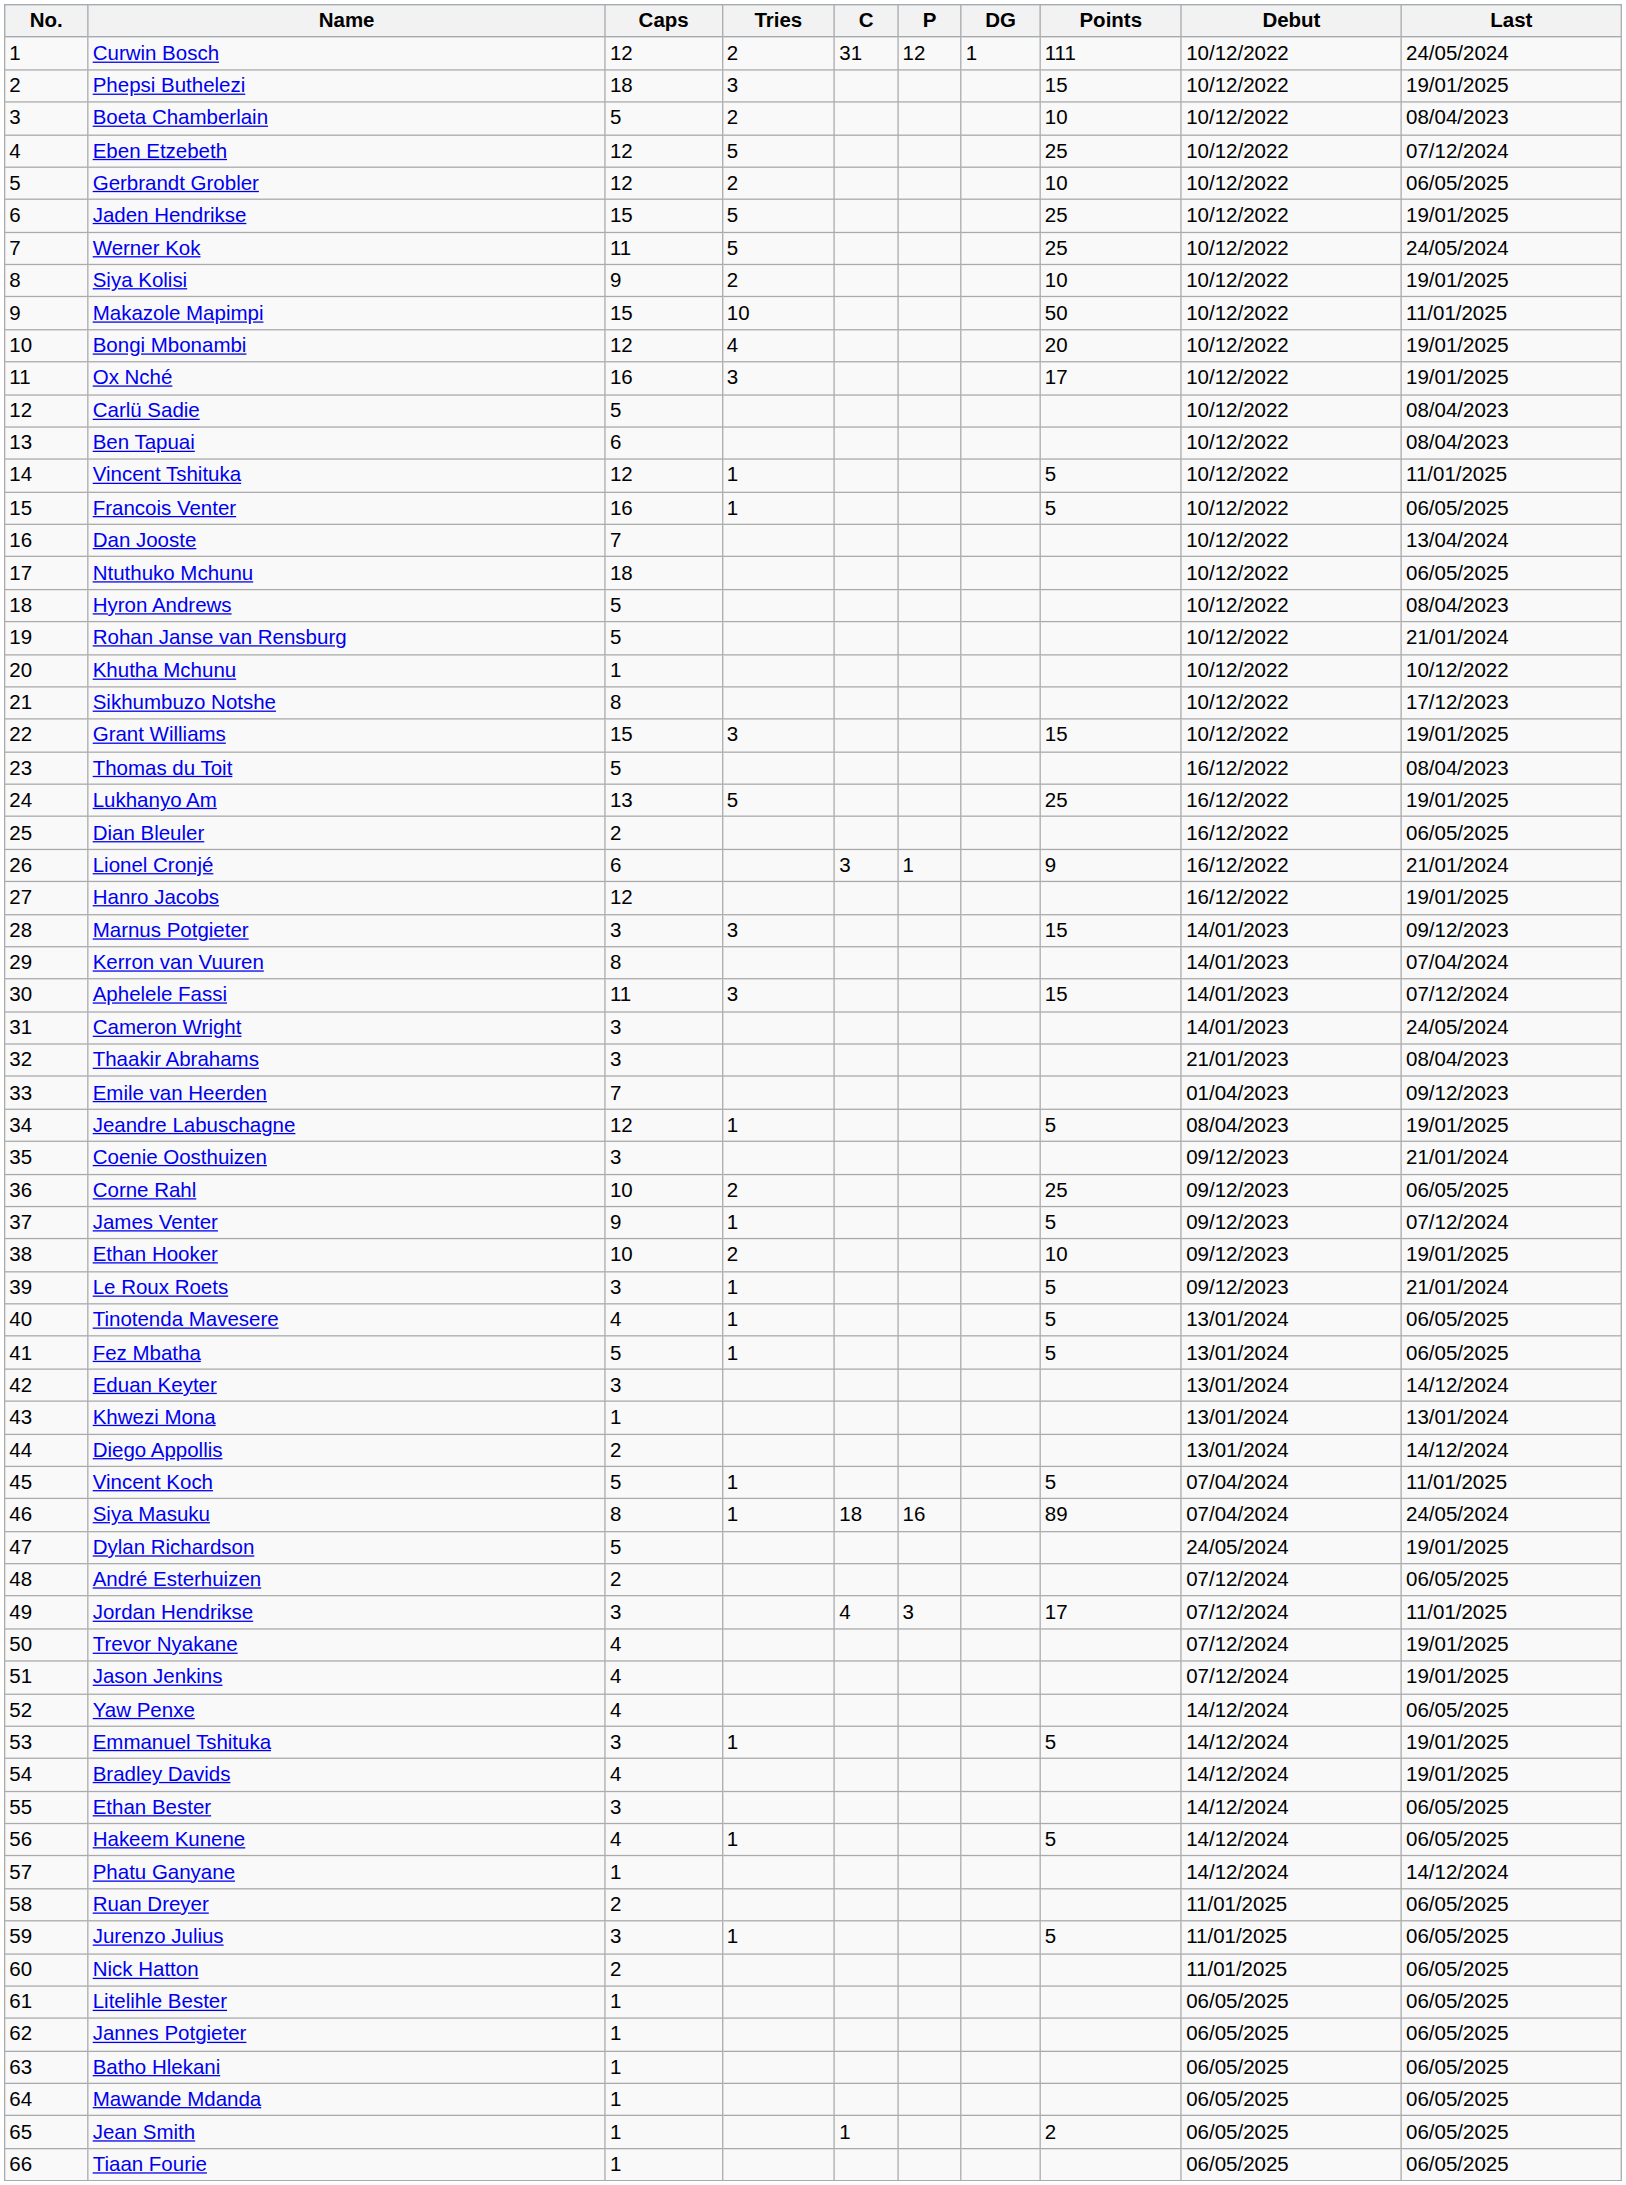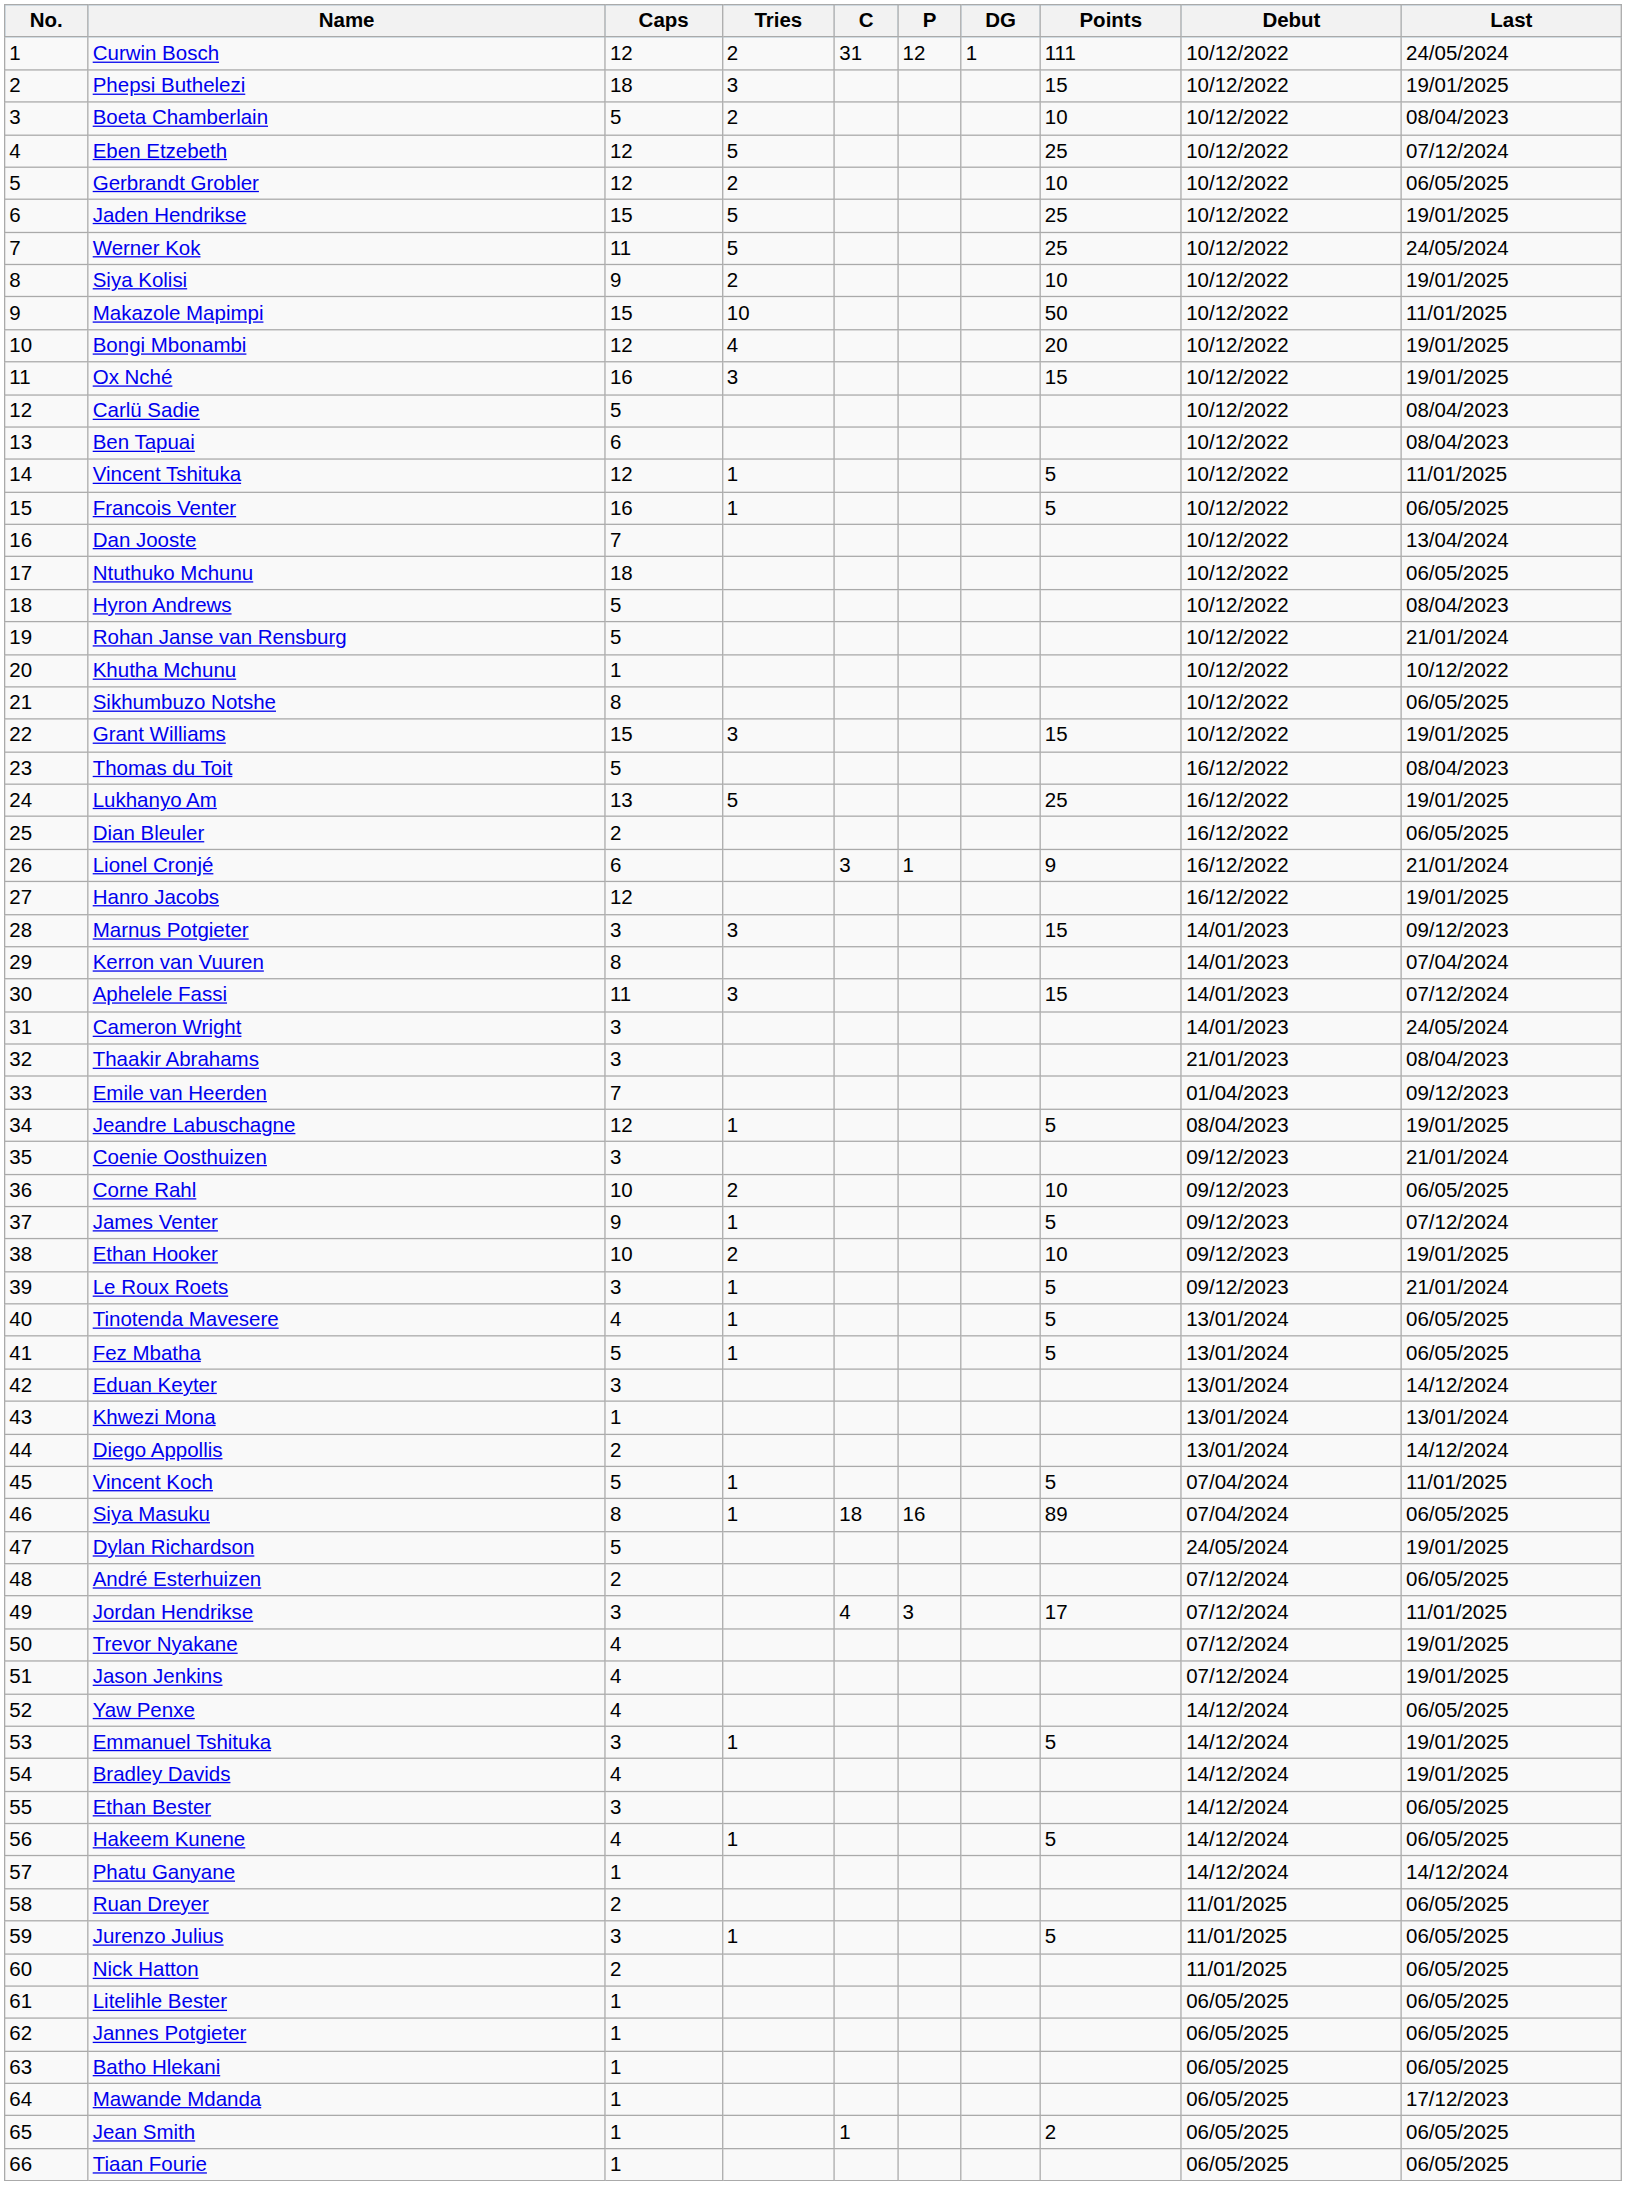(1056, 378) 17 -> (1056, 378) 15
(1457, 702) 17/12/2023 -> (1457, 702) 06/05/2025
(1056, 1190) 25 -> (1056, 1190) 10
(1457, 1514) 24/05/2024 -> (1457, 1514) 06/05/2025
(1457, 2099) 06/05/2025 -> (1457, 2099) 17/12/2023
